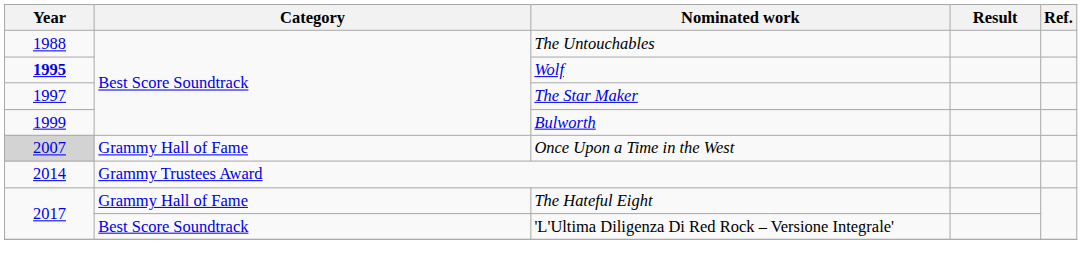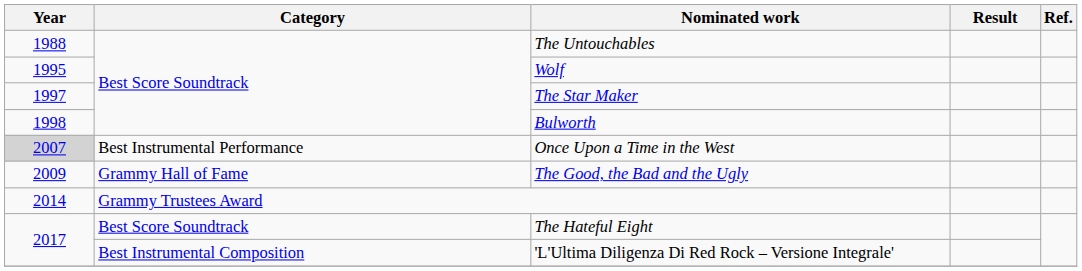(50, 69) bold -> (50, 69) normal
(50, 122) 1999 -> (50, 122) 1998
(173, 148) Grammy Hall of Fame -> (201, 148) Best Instrumental Performance
+ row: (641, 174)
(173, 200) Grammy Hall of Fame -> (173, 226) Best Score Soundtrack
(173, 226) Best Score Soundtrack -> (201, 252) Best Instrumental Composition
